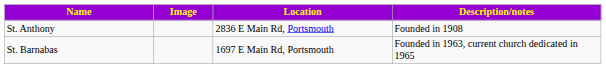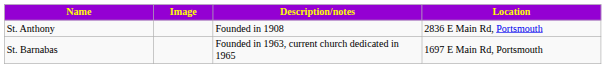columns swapped: (303, 12) <-> (497, 12)
